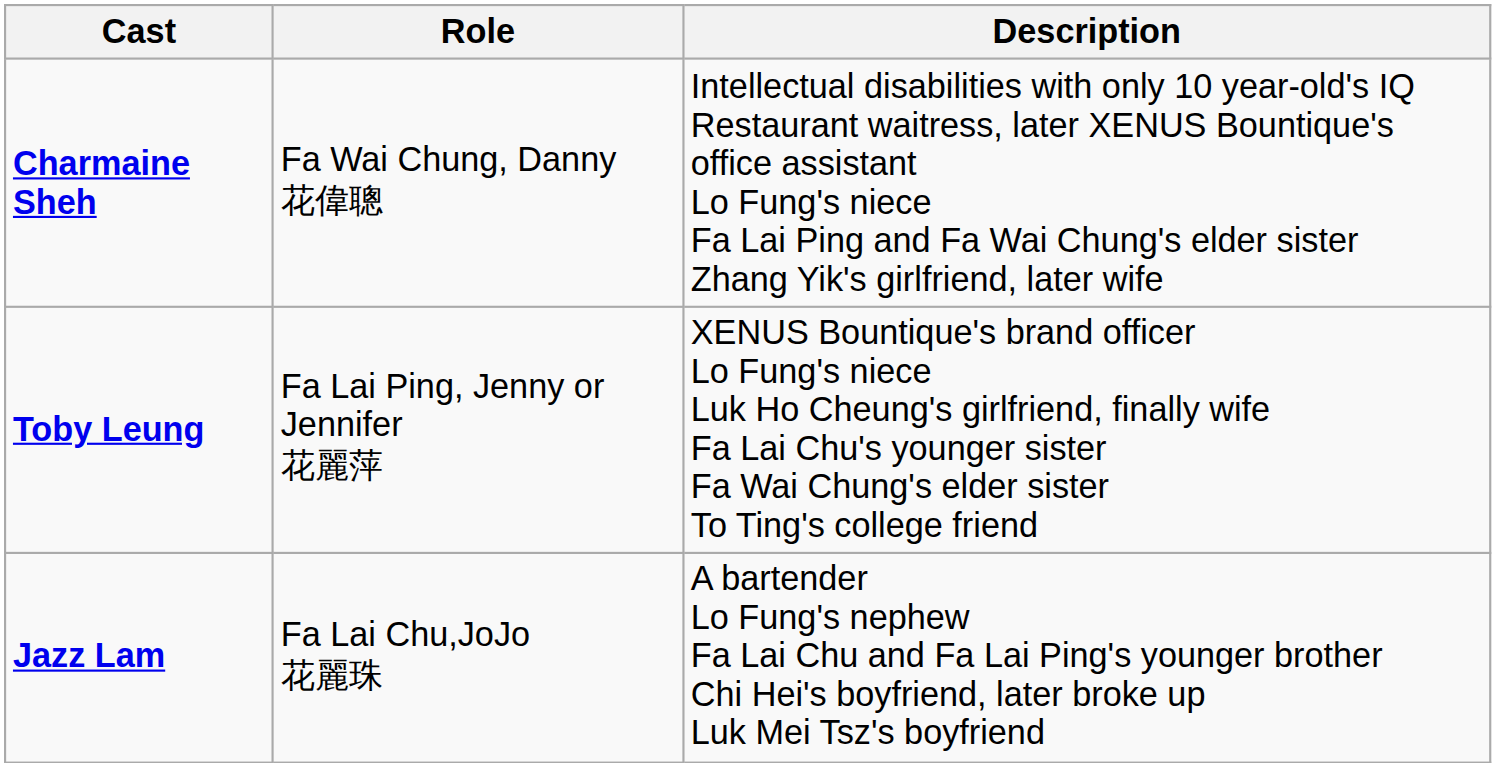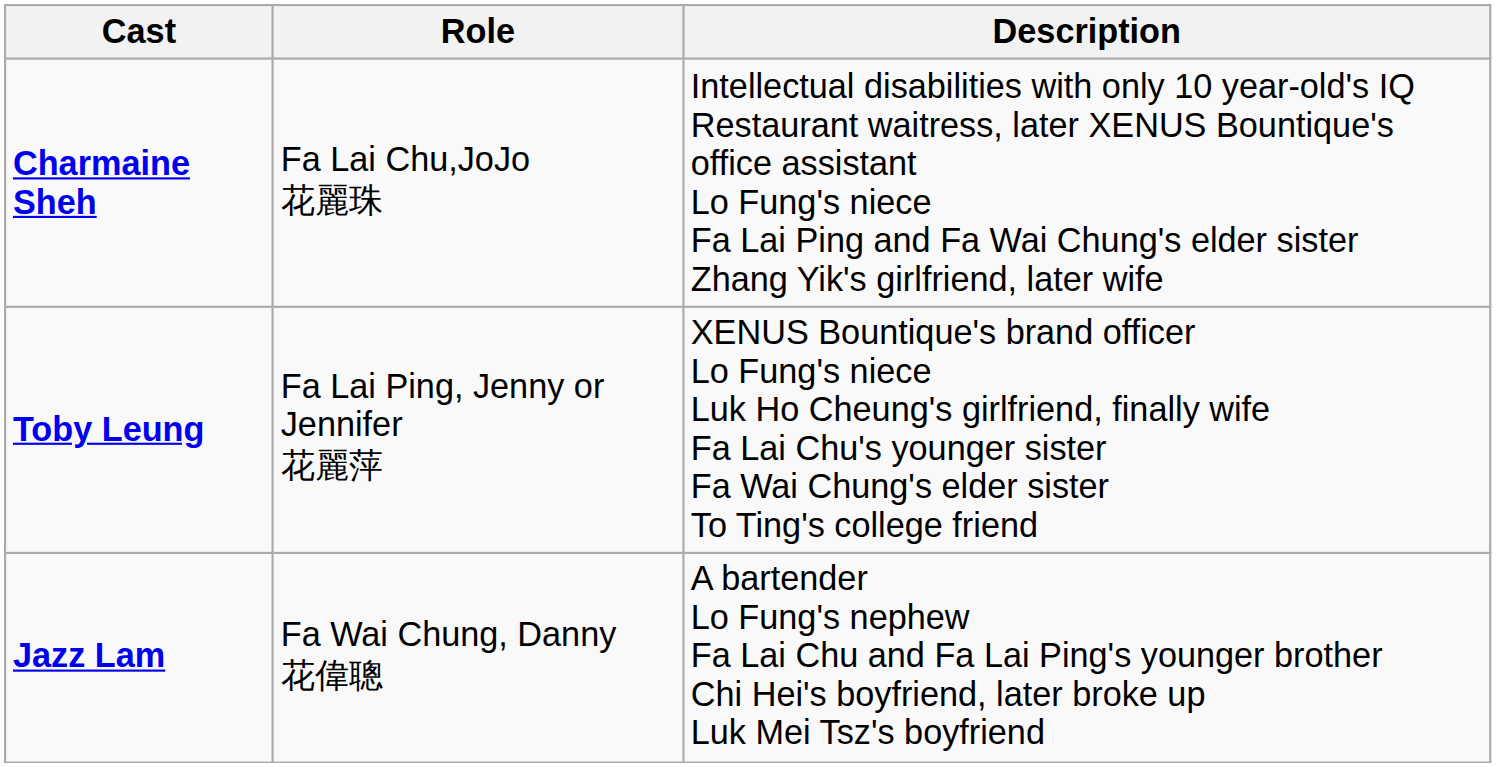(449, 180) Fa Wai Chung, Danny 花偉聰 -> (405, 180) Fa Lai Chu,JoJo 花麗珠
(405, 654) Fa Lai Chu,JoJo 花麗珠 -> (449, 654) Fa Wai Chung, Danny 花偉聰
